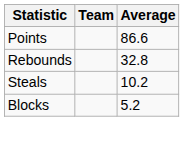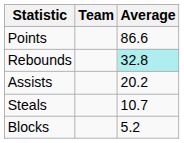(134, 60) no background -> (134, 60) paleturquoise background
+ row: (30, 82)
(134, 82) 10.2 -> (134, 104) 10.7
